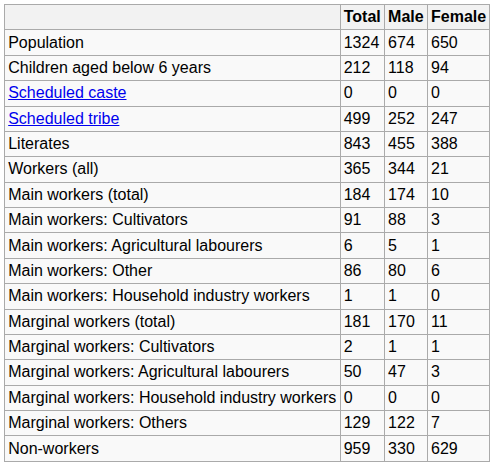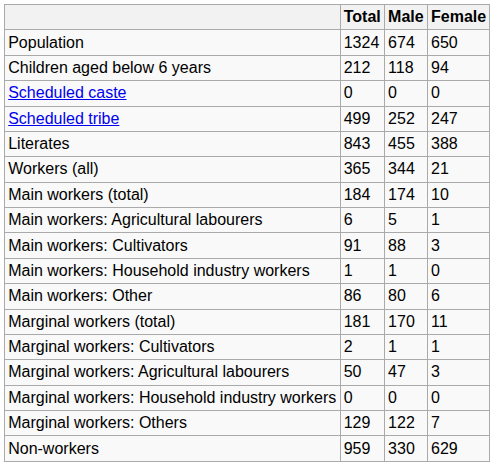rows swapped: (98, 220) <-> (135, 245)
rows swapped: (159, 296) <-> (80, 270)
